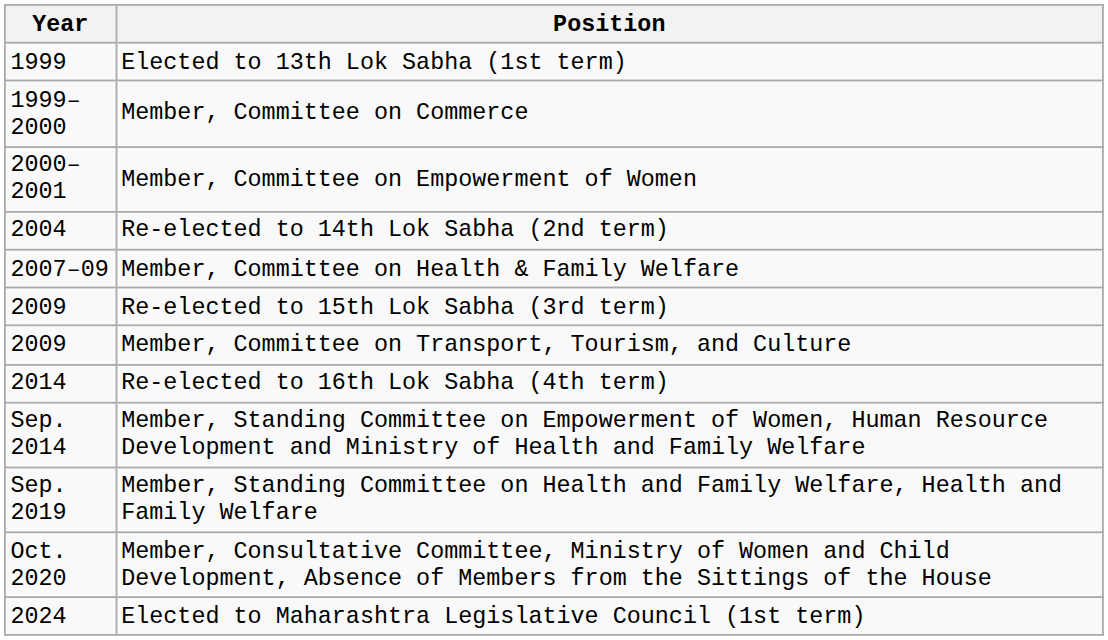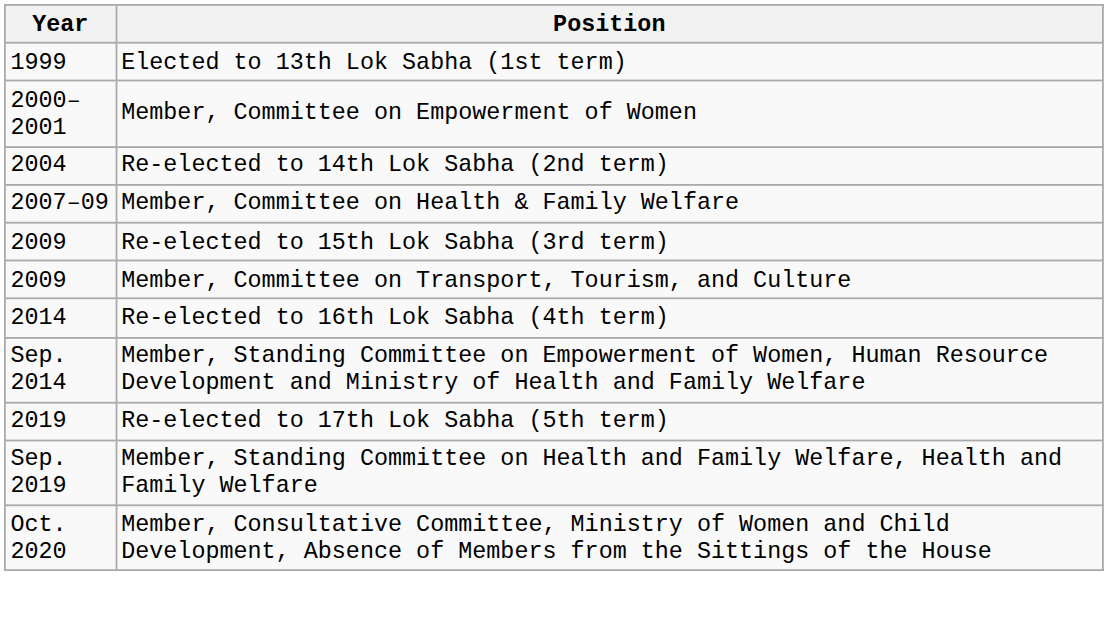- row: (325, 114)
+ row: (395, 421)
- row: (493, 617)
